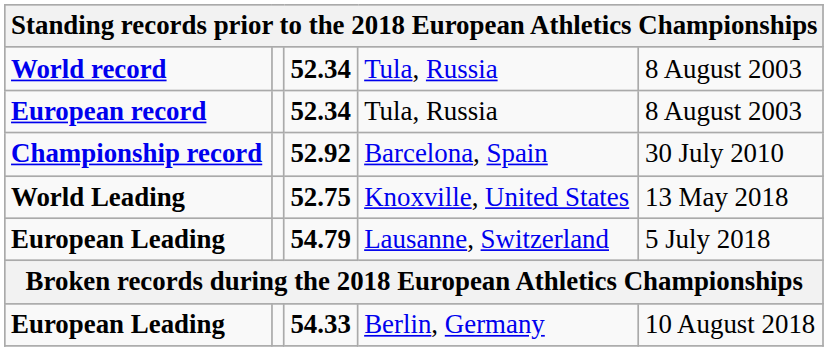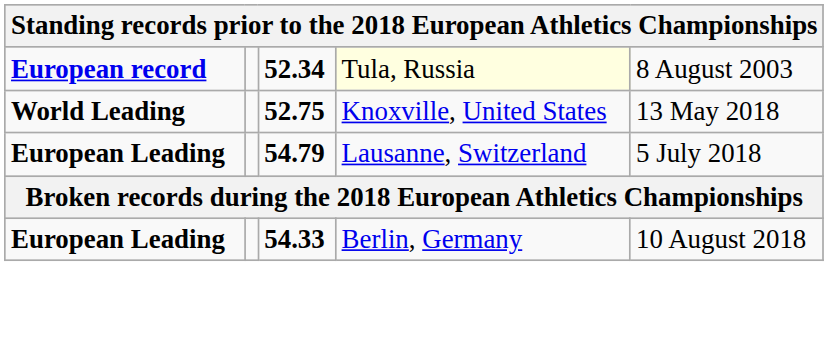- row: (89, 68)
(431, 111) no background -> (408, 68) lightyellow background
- row: (137, 153)
